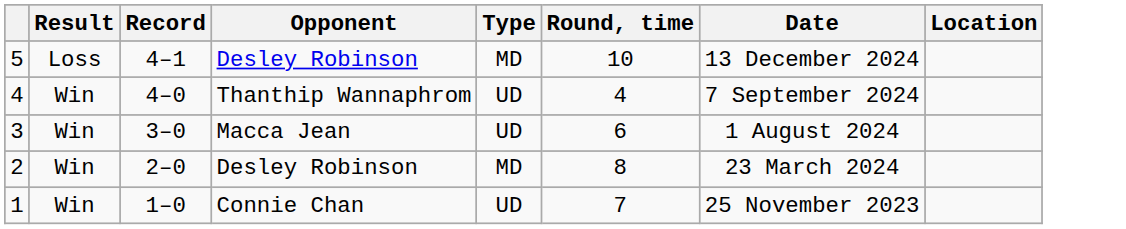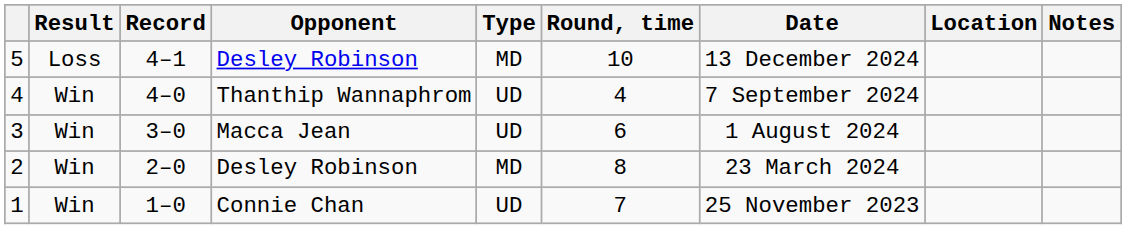+ column: (1082, 23)
